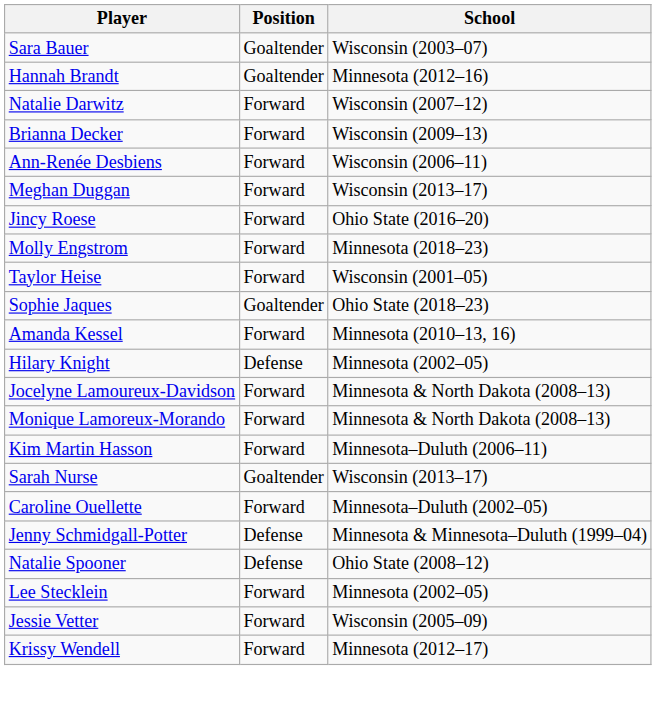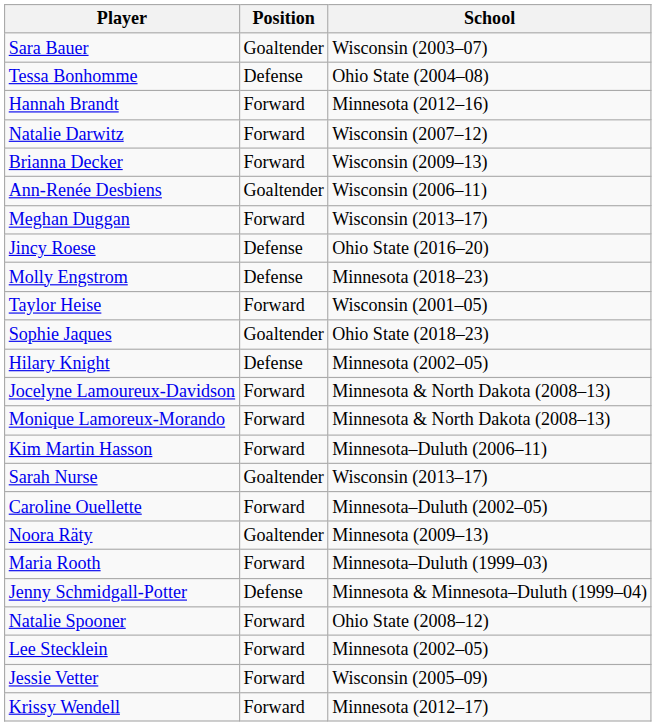+ row: (73, 76)
(284, 76) Goaltender -> (274, 104) Forward
(274, 162) Forward -> (284, 190) Goaltender
(274, 219) Forward -> (273, 248) Defense
(274, 248) Forward -> (273, 276) Defense
- row: (66, 334)
+ row: (51, 534)
+ row: (55, 563)
(273, 563) Defense -> (274, 620) Forward
